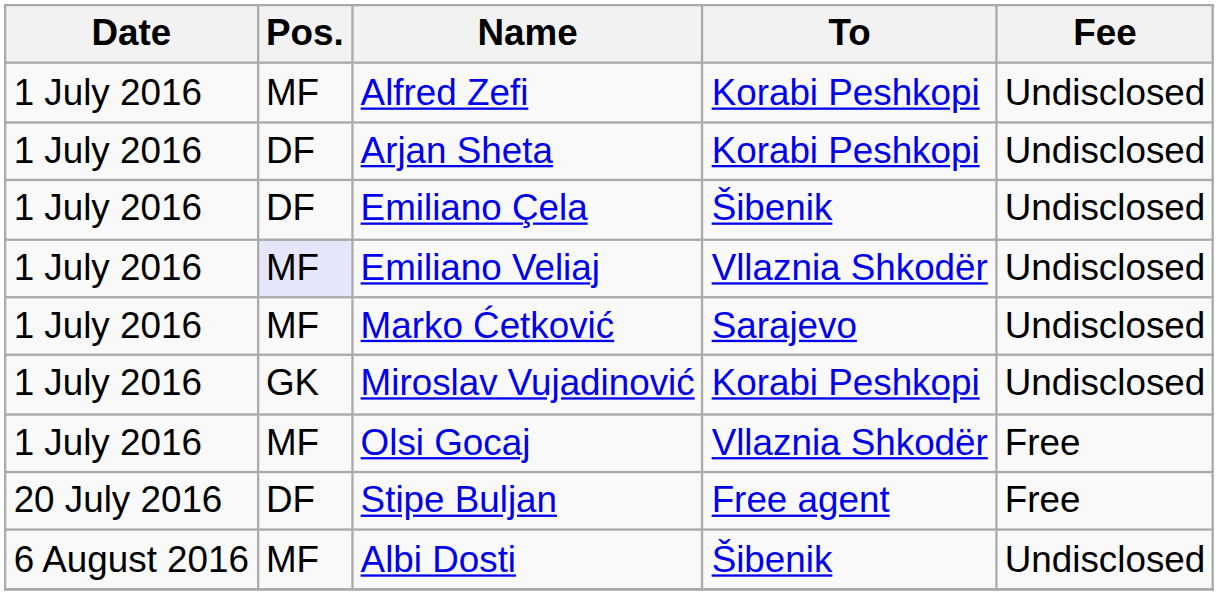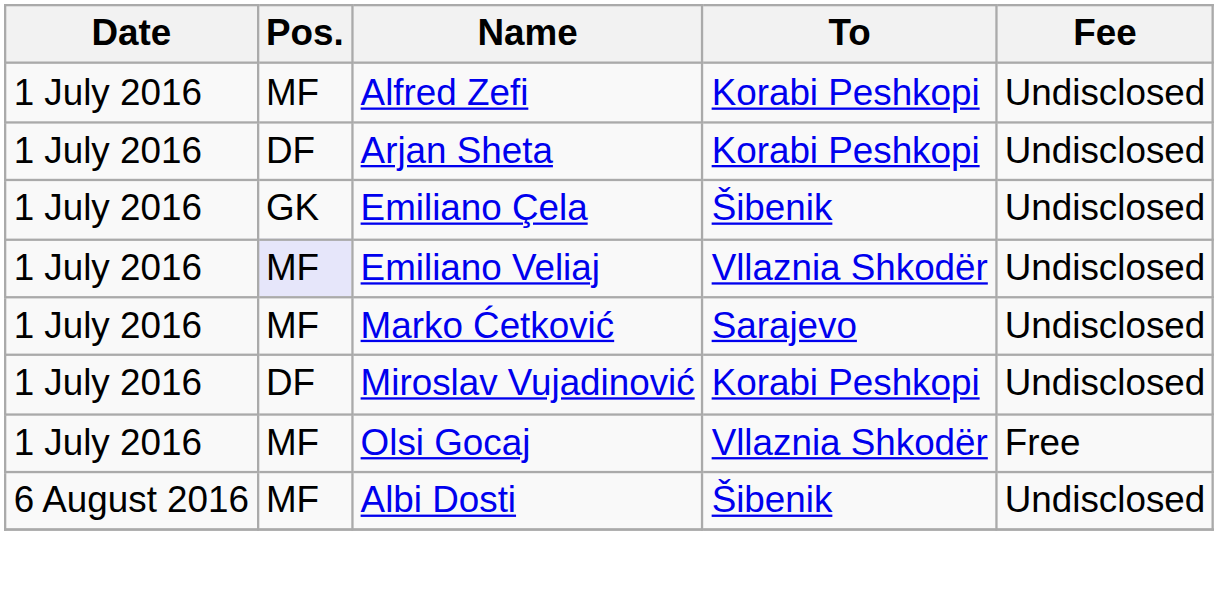(290, 208) DF -> (293, 208) GK
(293, 383) GK -> (290, 383) DF
- row: (459, 500)
